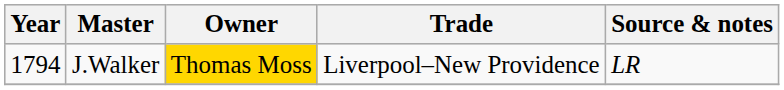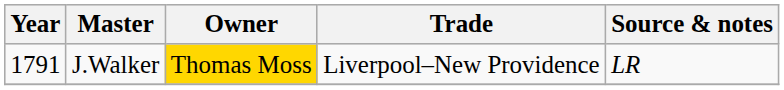(35, 63) 1794 -> (35, 63) 1791
